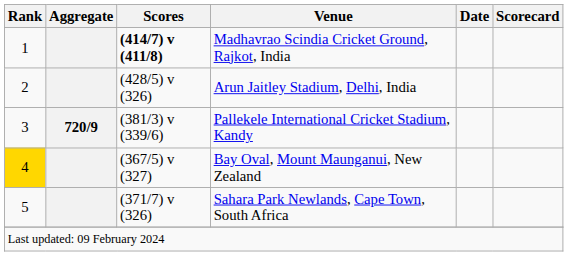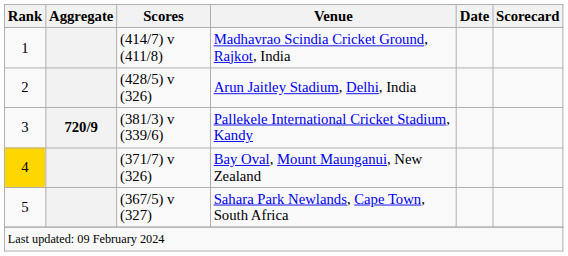(147, 47) bold -> (147, 47) normal
(147, 167) (367/5) v (327) -> (147, 167) (371/7) v (326)
(147, 207) (371/7) v (326) -> (147, 207) (367/5) v (327)
